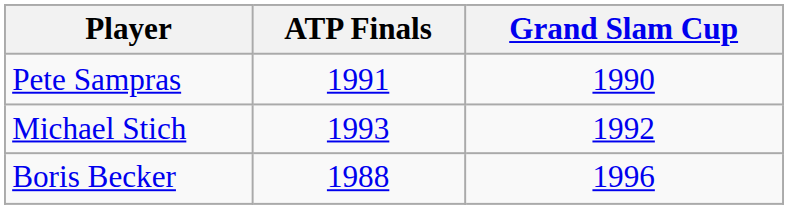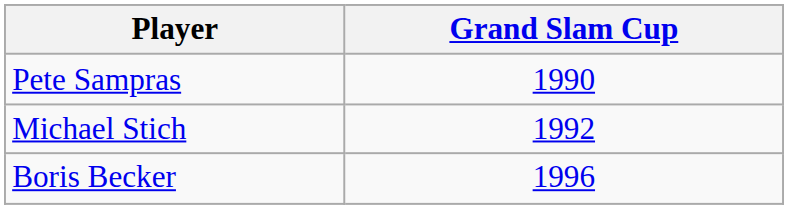- column: (358, 29)
